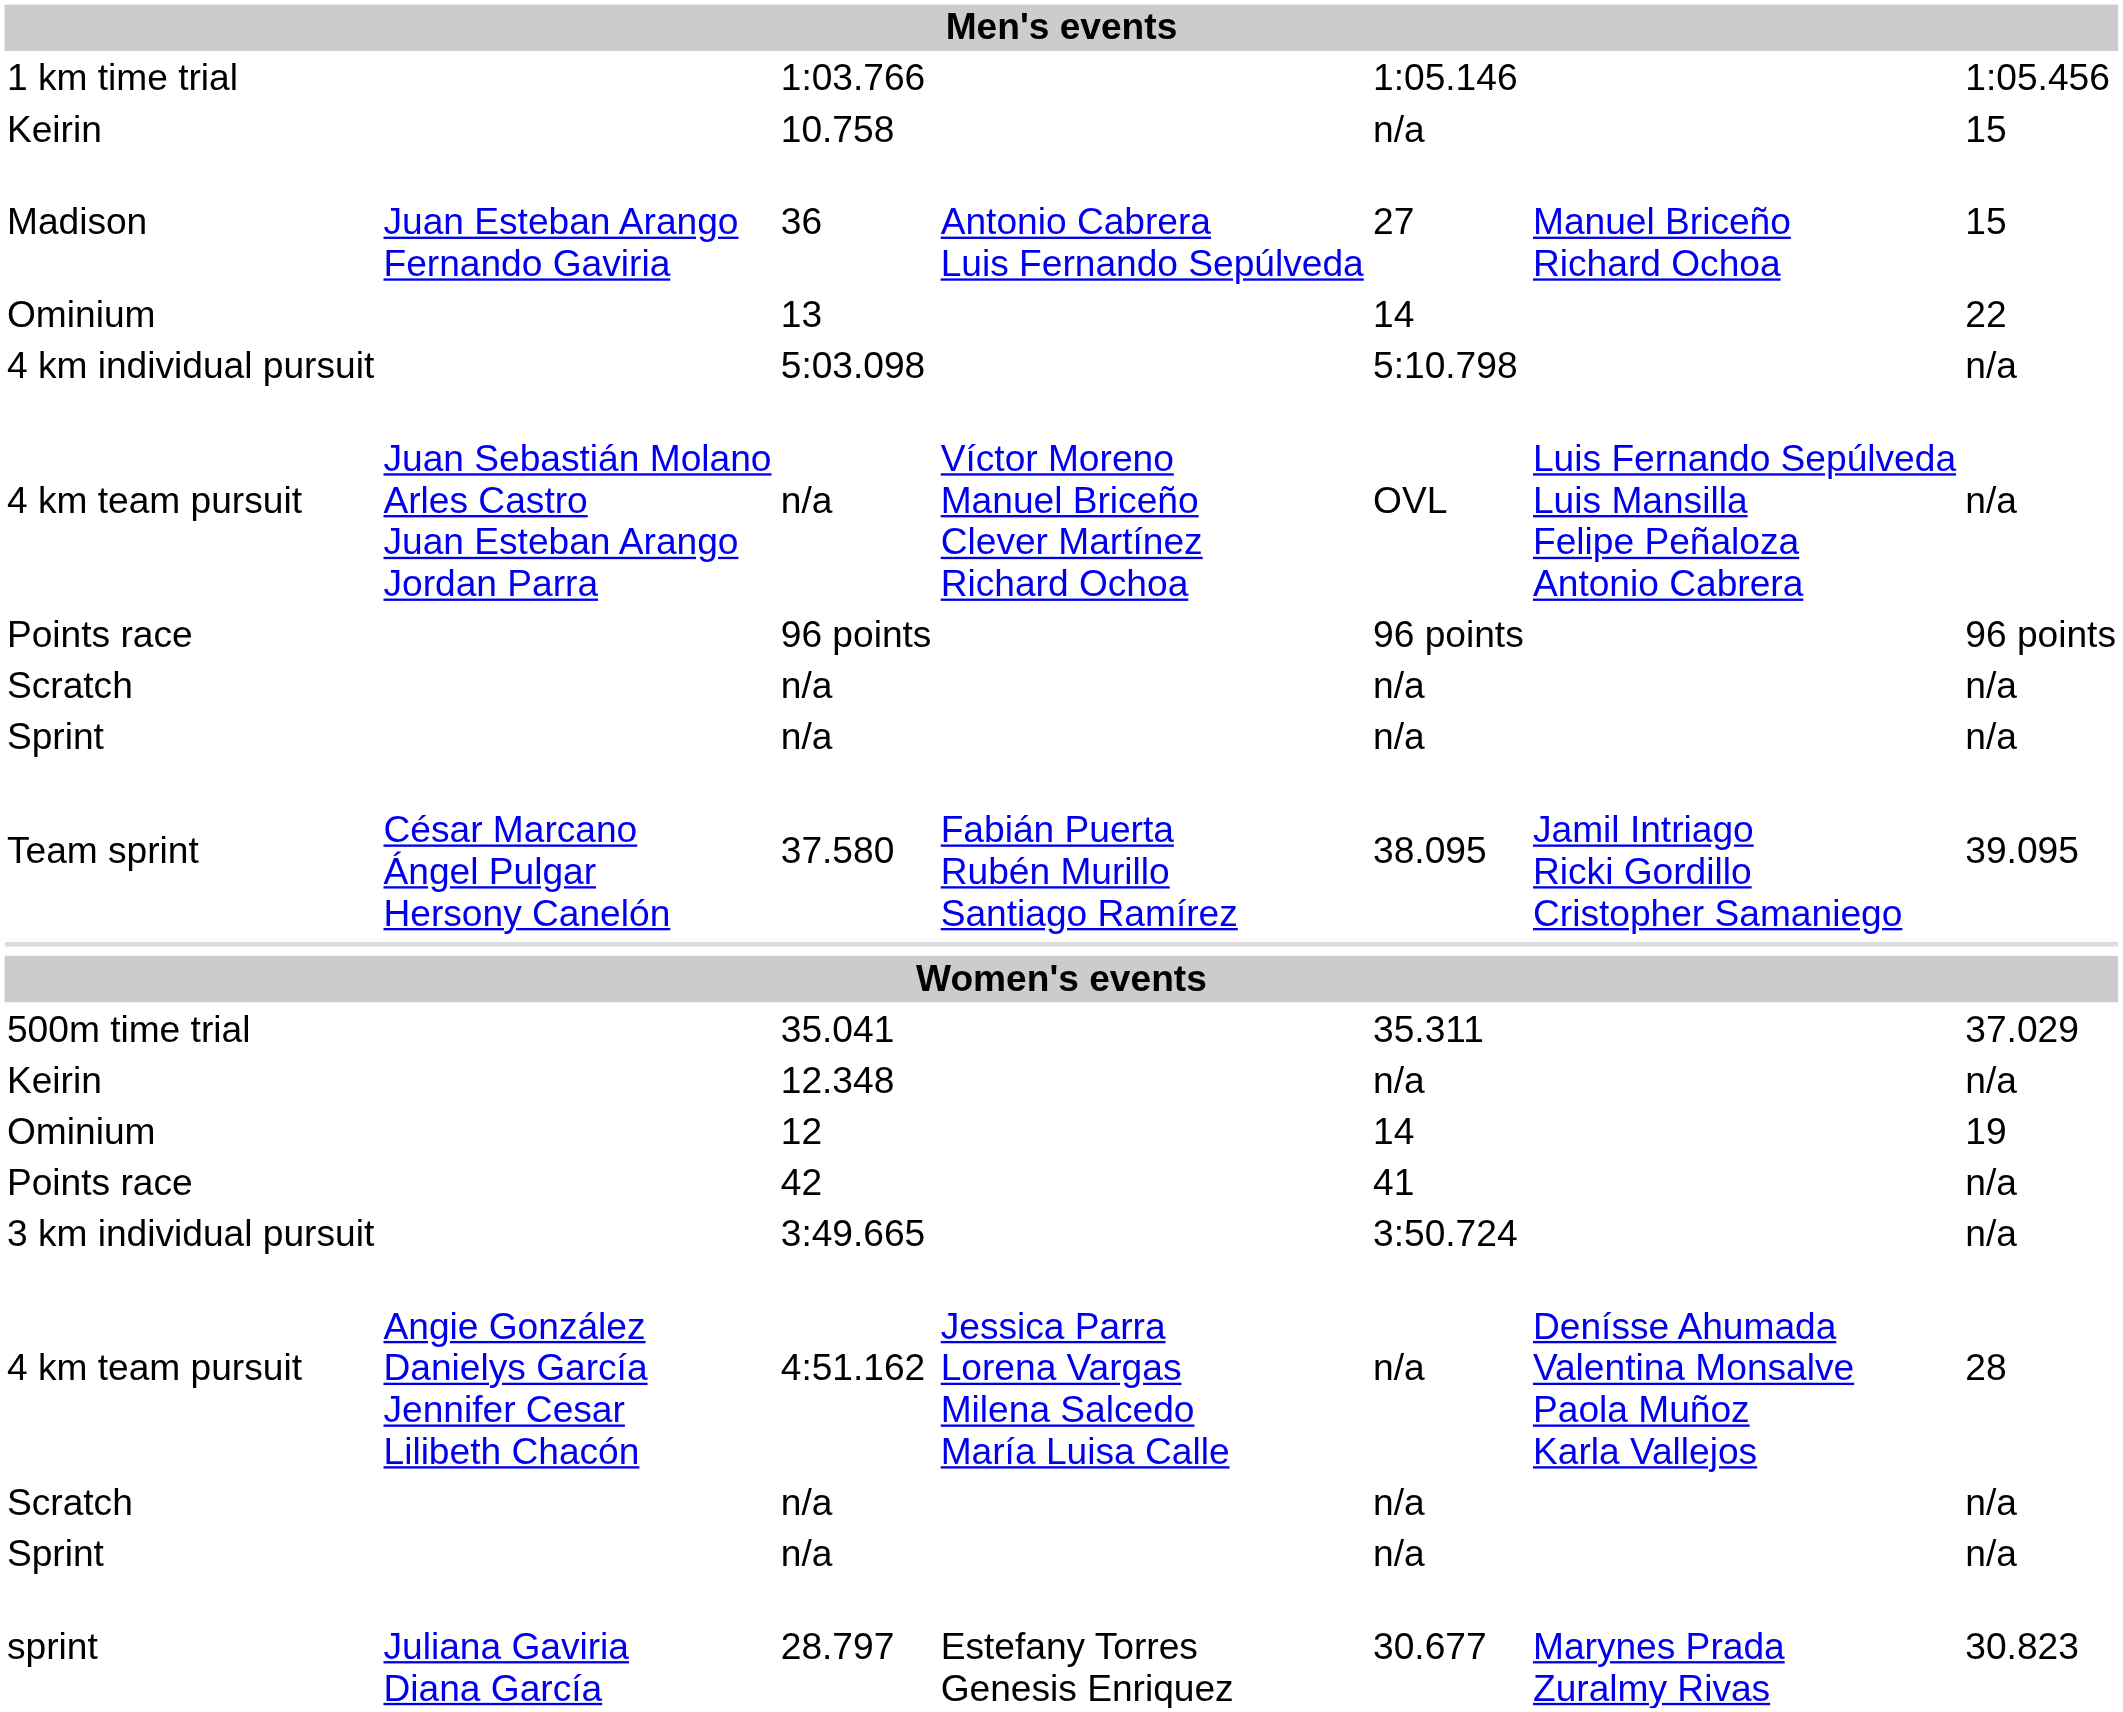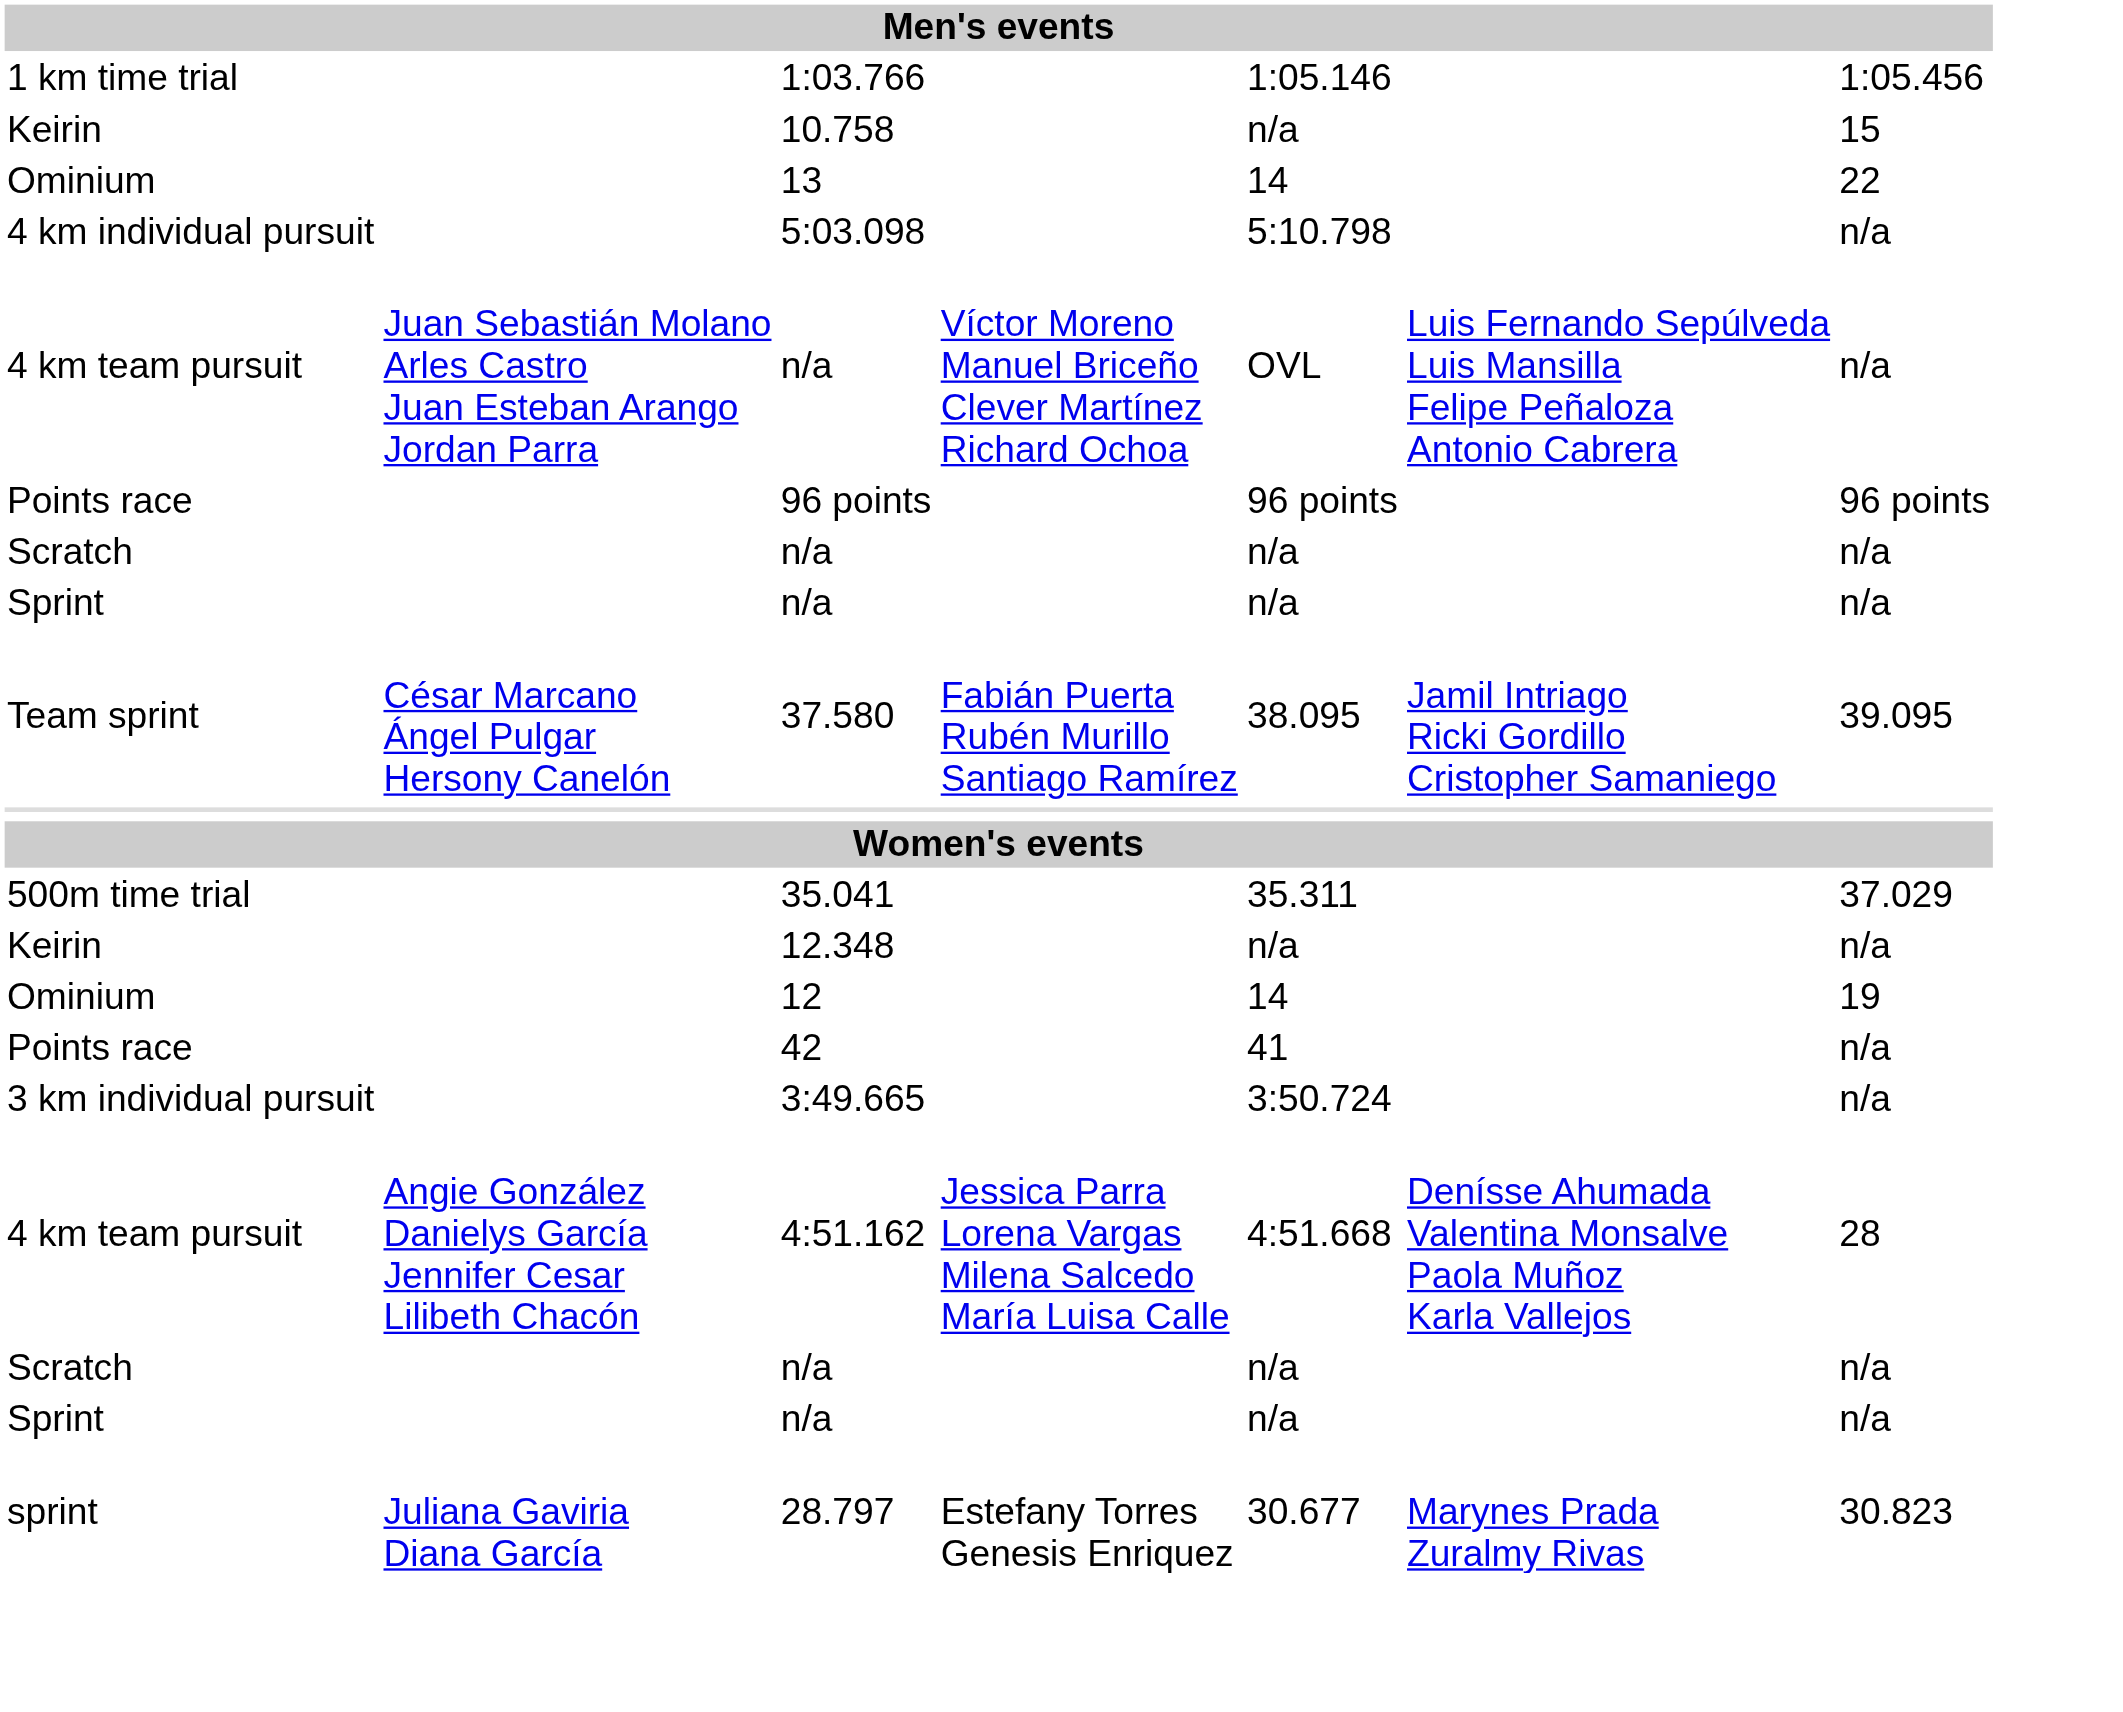- row: (77, 222)
(1399, 1368) n/a -> (1319, 1233) 4:51.668
